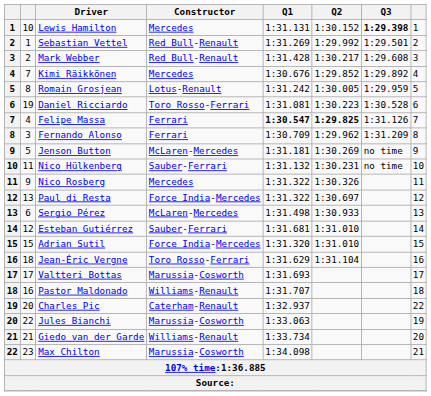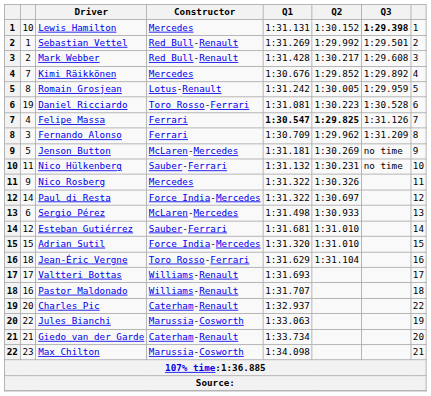(28, 198) 13 -> (28, 198) 14
(196, 275) Marussia-Cosworth -> (194, 275) Williams-Renault
(194, 337) Williams-Renault -> (194, 337) Caterham-Renault
